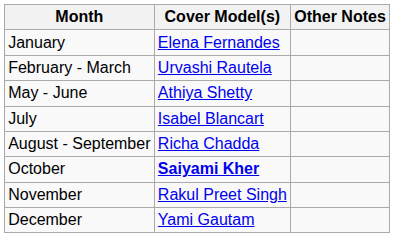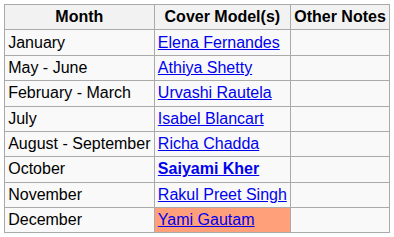rows swapped: (70, 67) <-> (48, 93)
(206, 220) no background -> (206, 220) lightsalmon background
